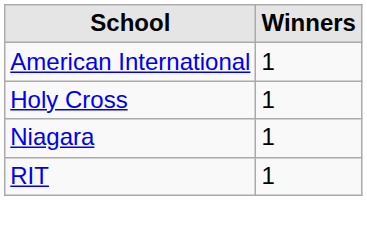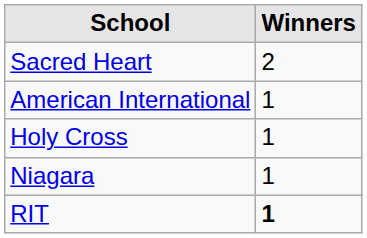+ row: (81, 61)
(268, 175) normal -> (268, 213) bold
